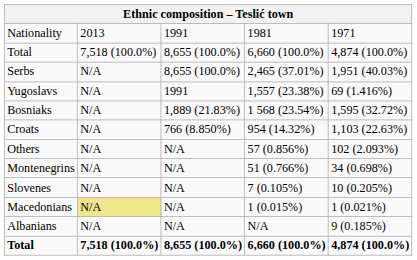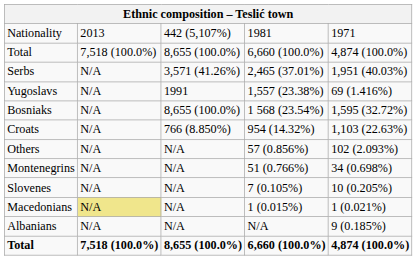(176, 33) 1991 -> (197, 33) 442 (5,107%)
(202, 71) 8,655 (100.0%) -> (202, 71) 3,571 (41.26%)
(202, 110) 1,889 (21.83%) -> (202, 110) 8,655 (100.0%)
